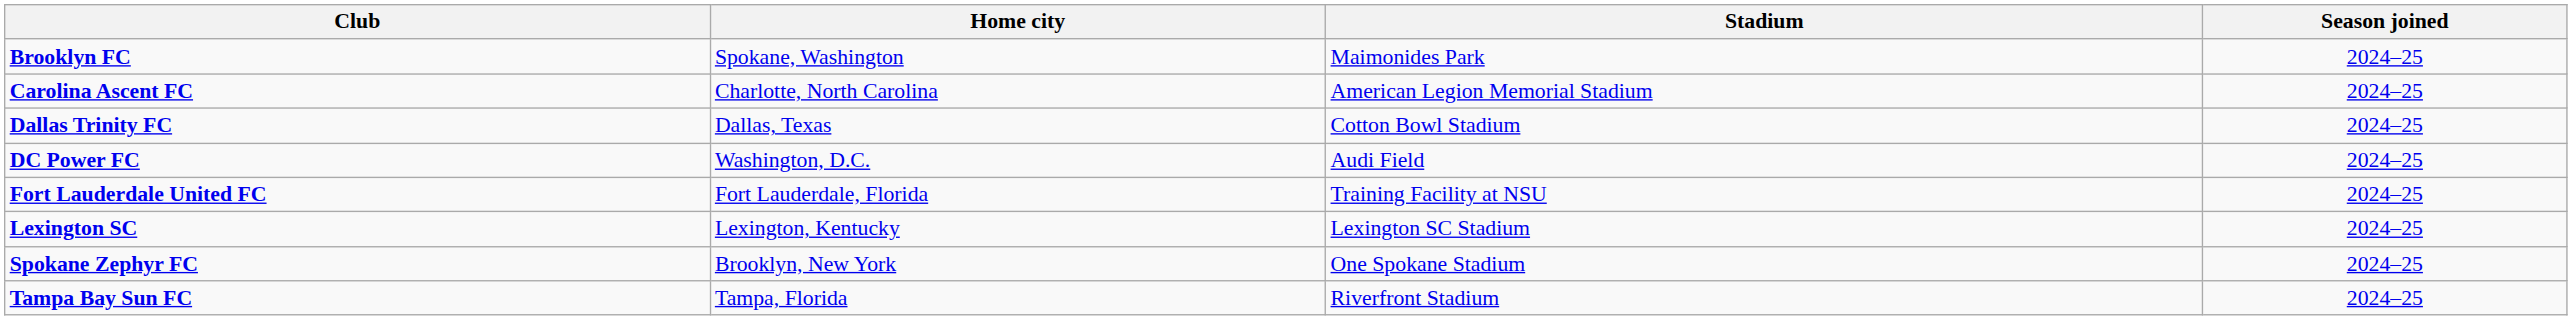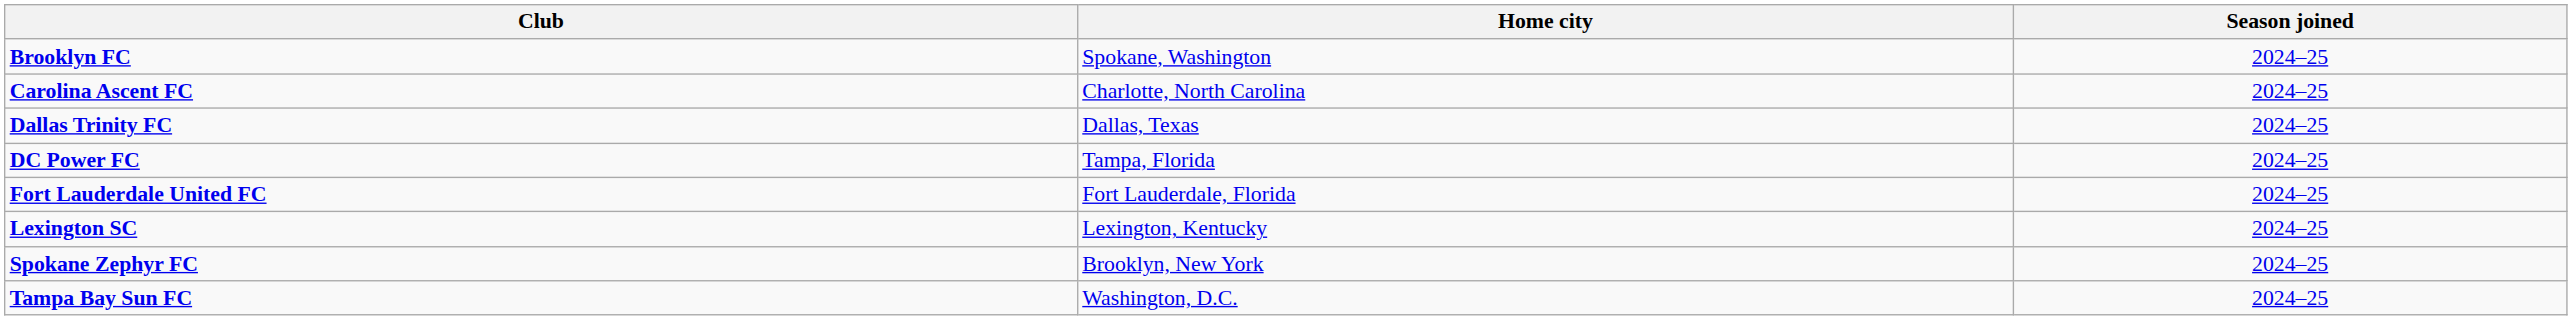- column: (1764, 21)
(793, 159) Washington, D.C. -> (1149, 159) Tampa, Florida
(781, 297) Tampa, Florida -> (1160, 297) Washington, D.C.
